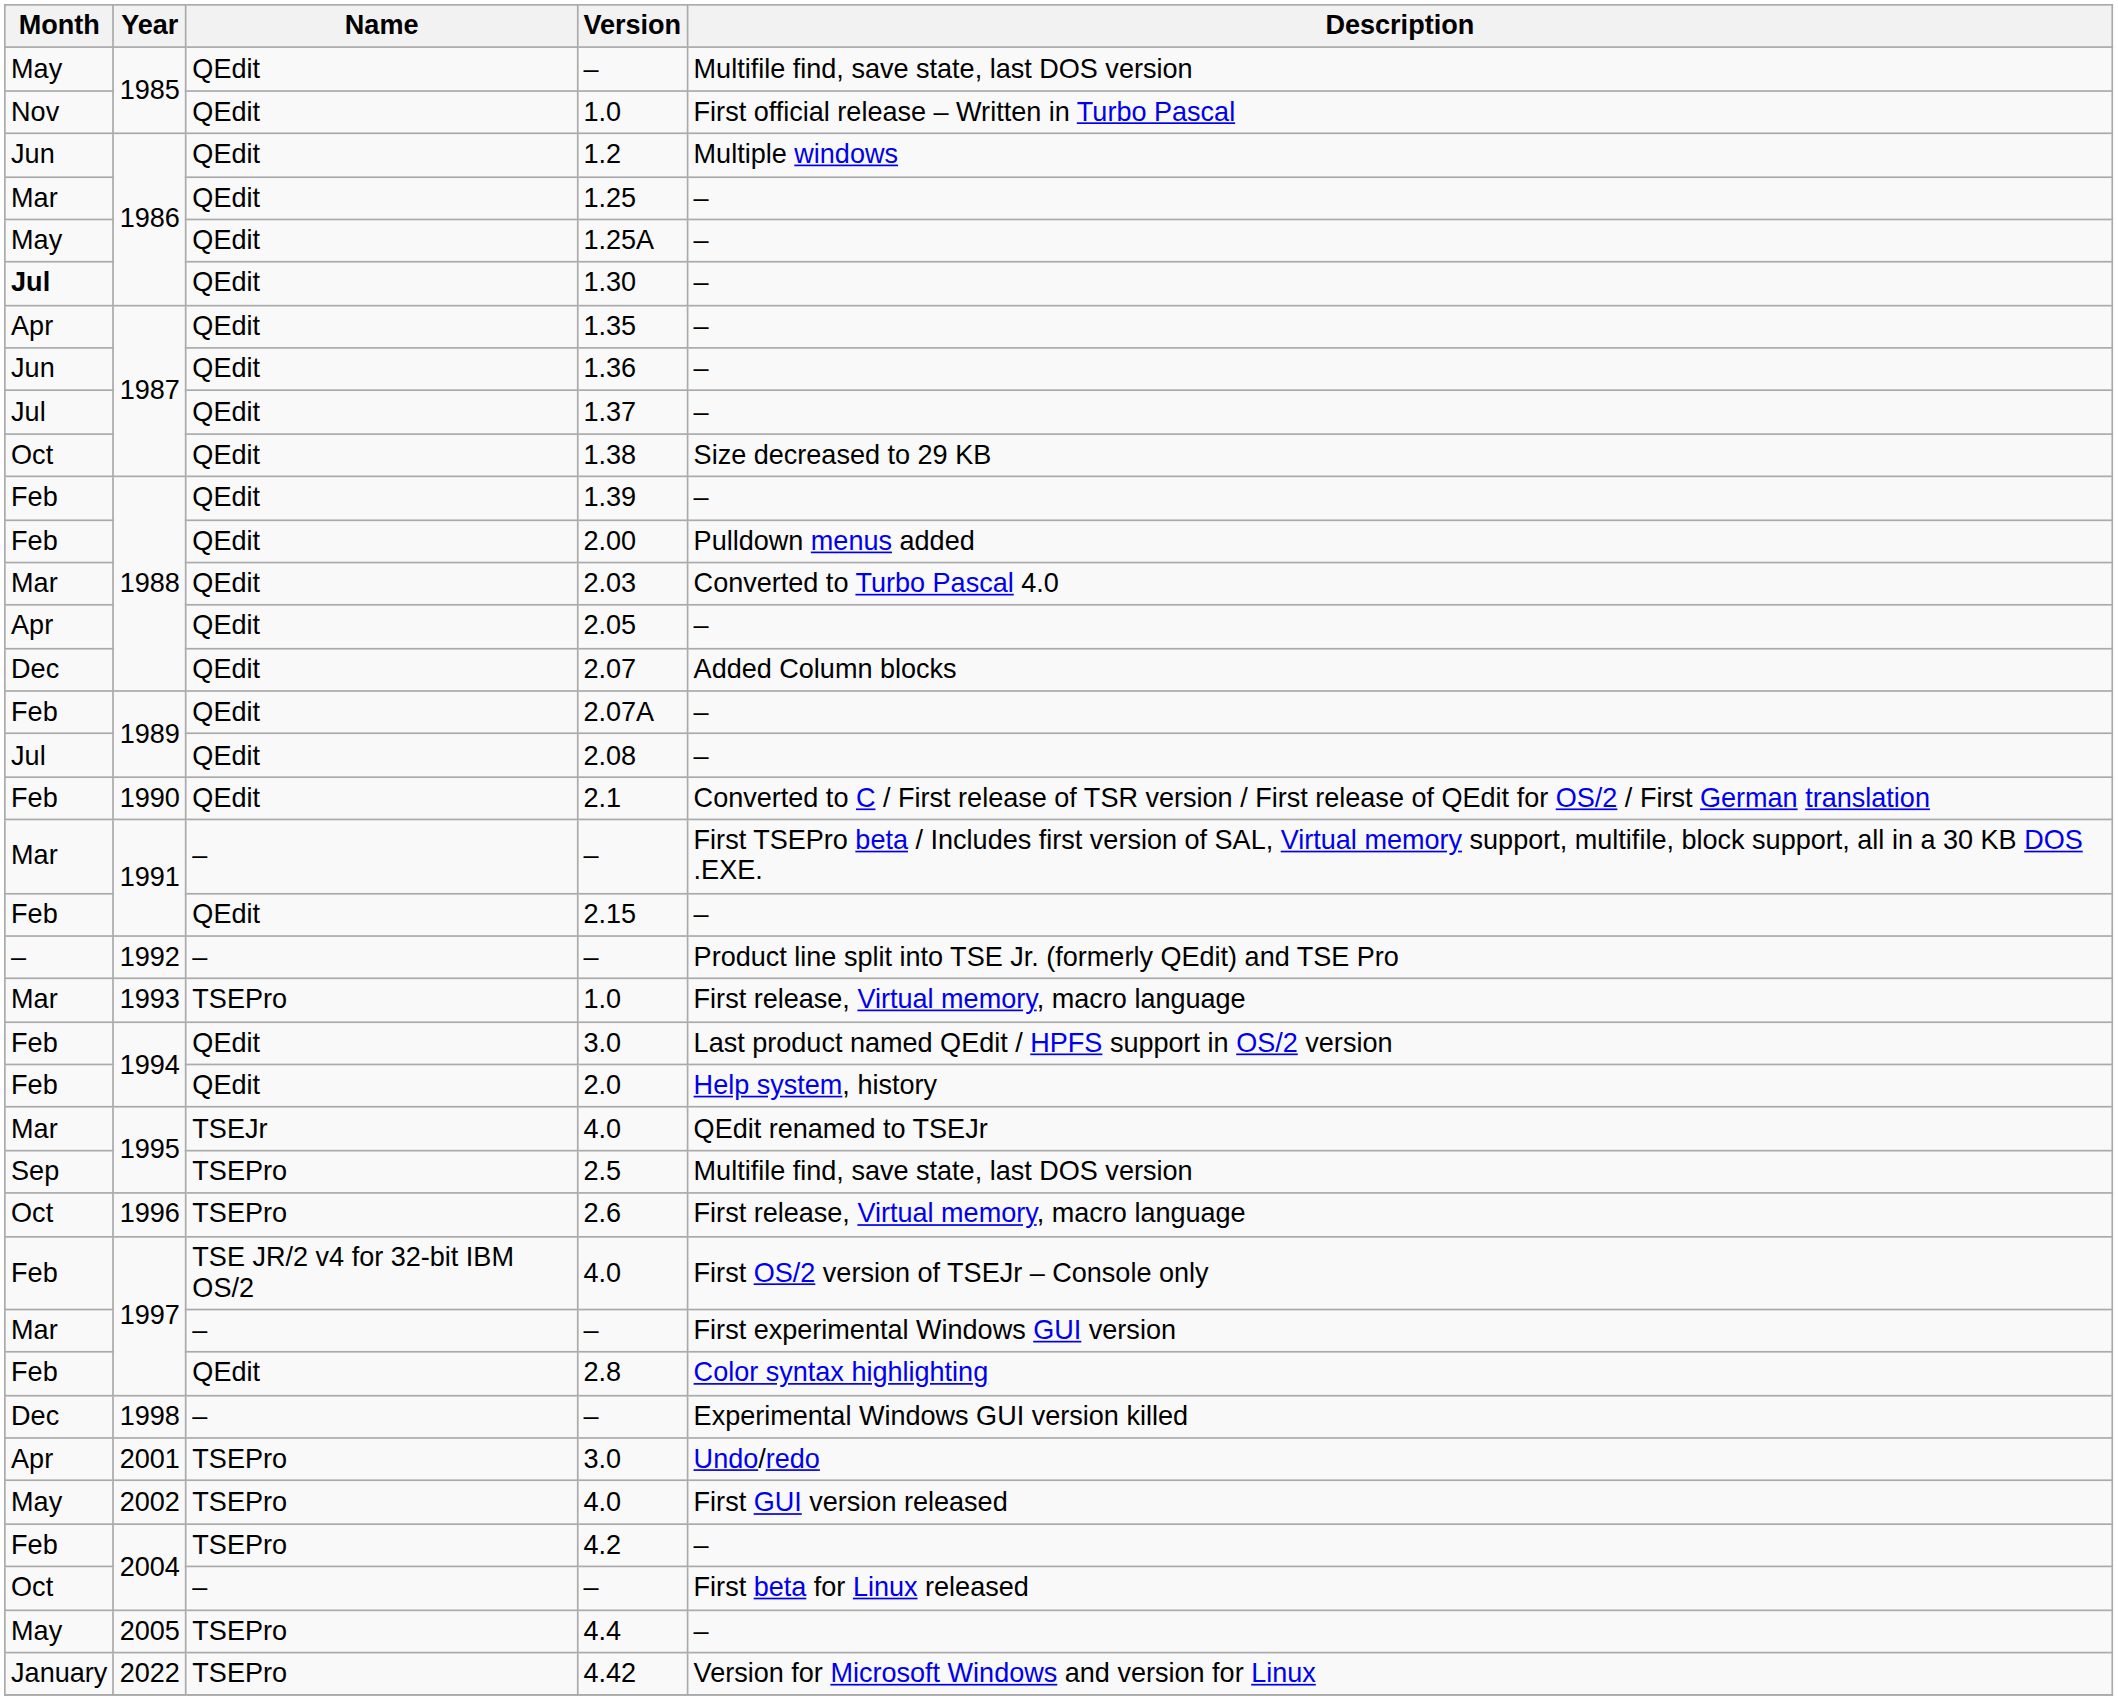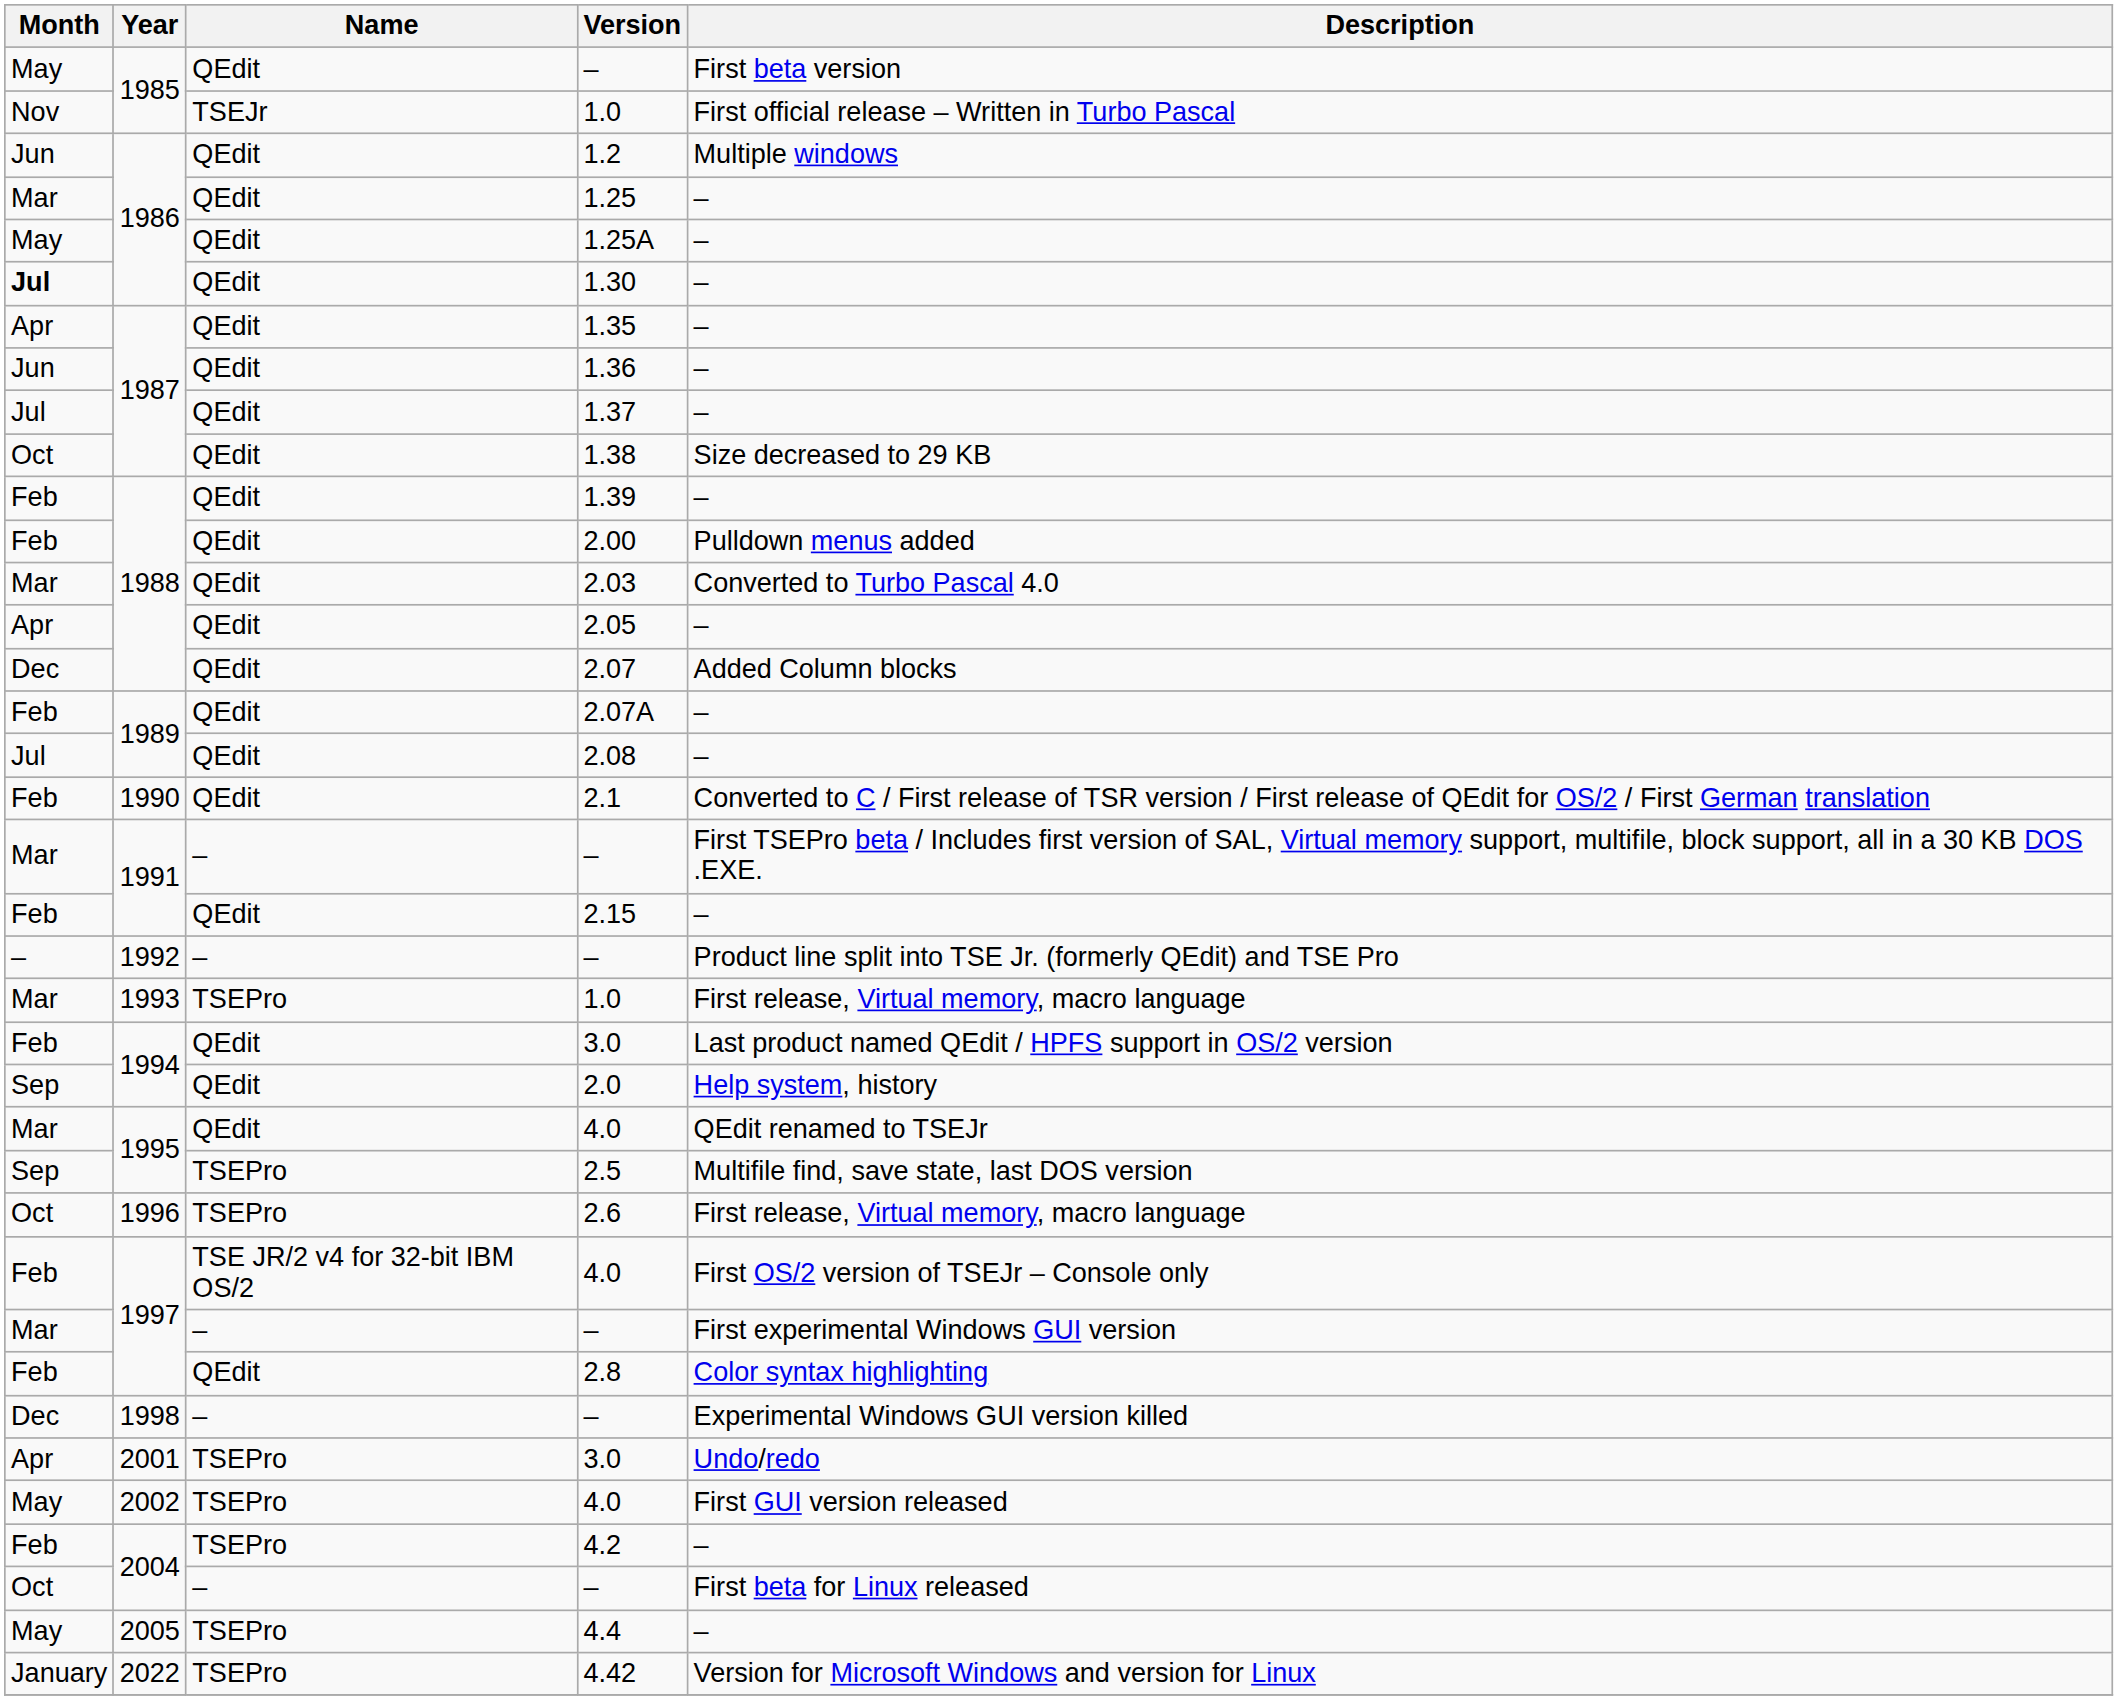(943, 68) Multifile find, save state, last DOS version -> (797, 68) First beta version
(226, 111) QEdit -> (230, 111) TSEJr
(34, 1085) Feb -> (35, 1085) Sep
(230, 1128) TSEJr -> (226, 1128) QEdit
